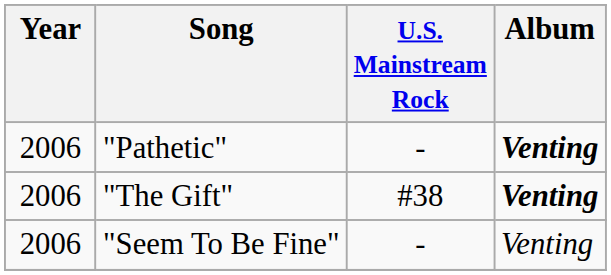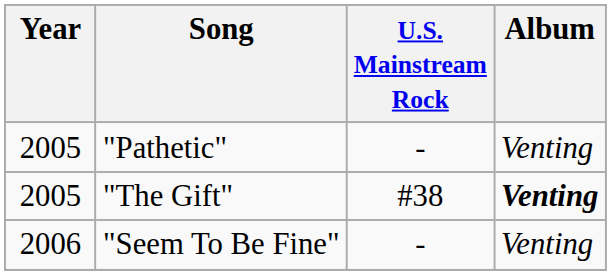(50, 146) 2006 -> (50, 146) 2005
(550, 146) bold -> (547, 146) normal
(50, 195) 2006 -> (50, 195) 2005
